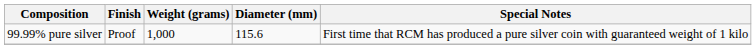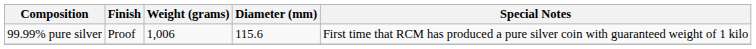(161, 34) 1,000 -> (161, 34) 1,006
